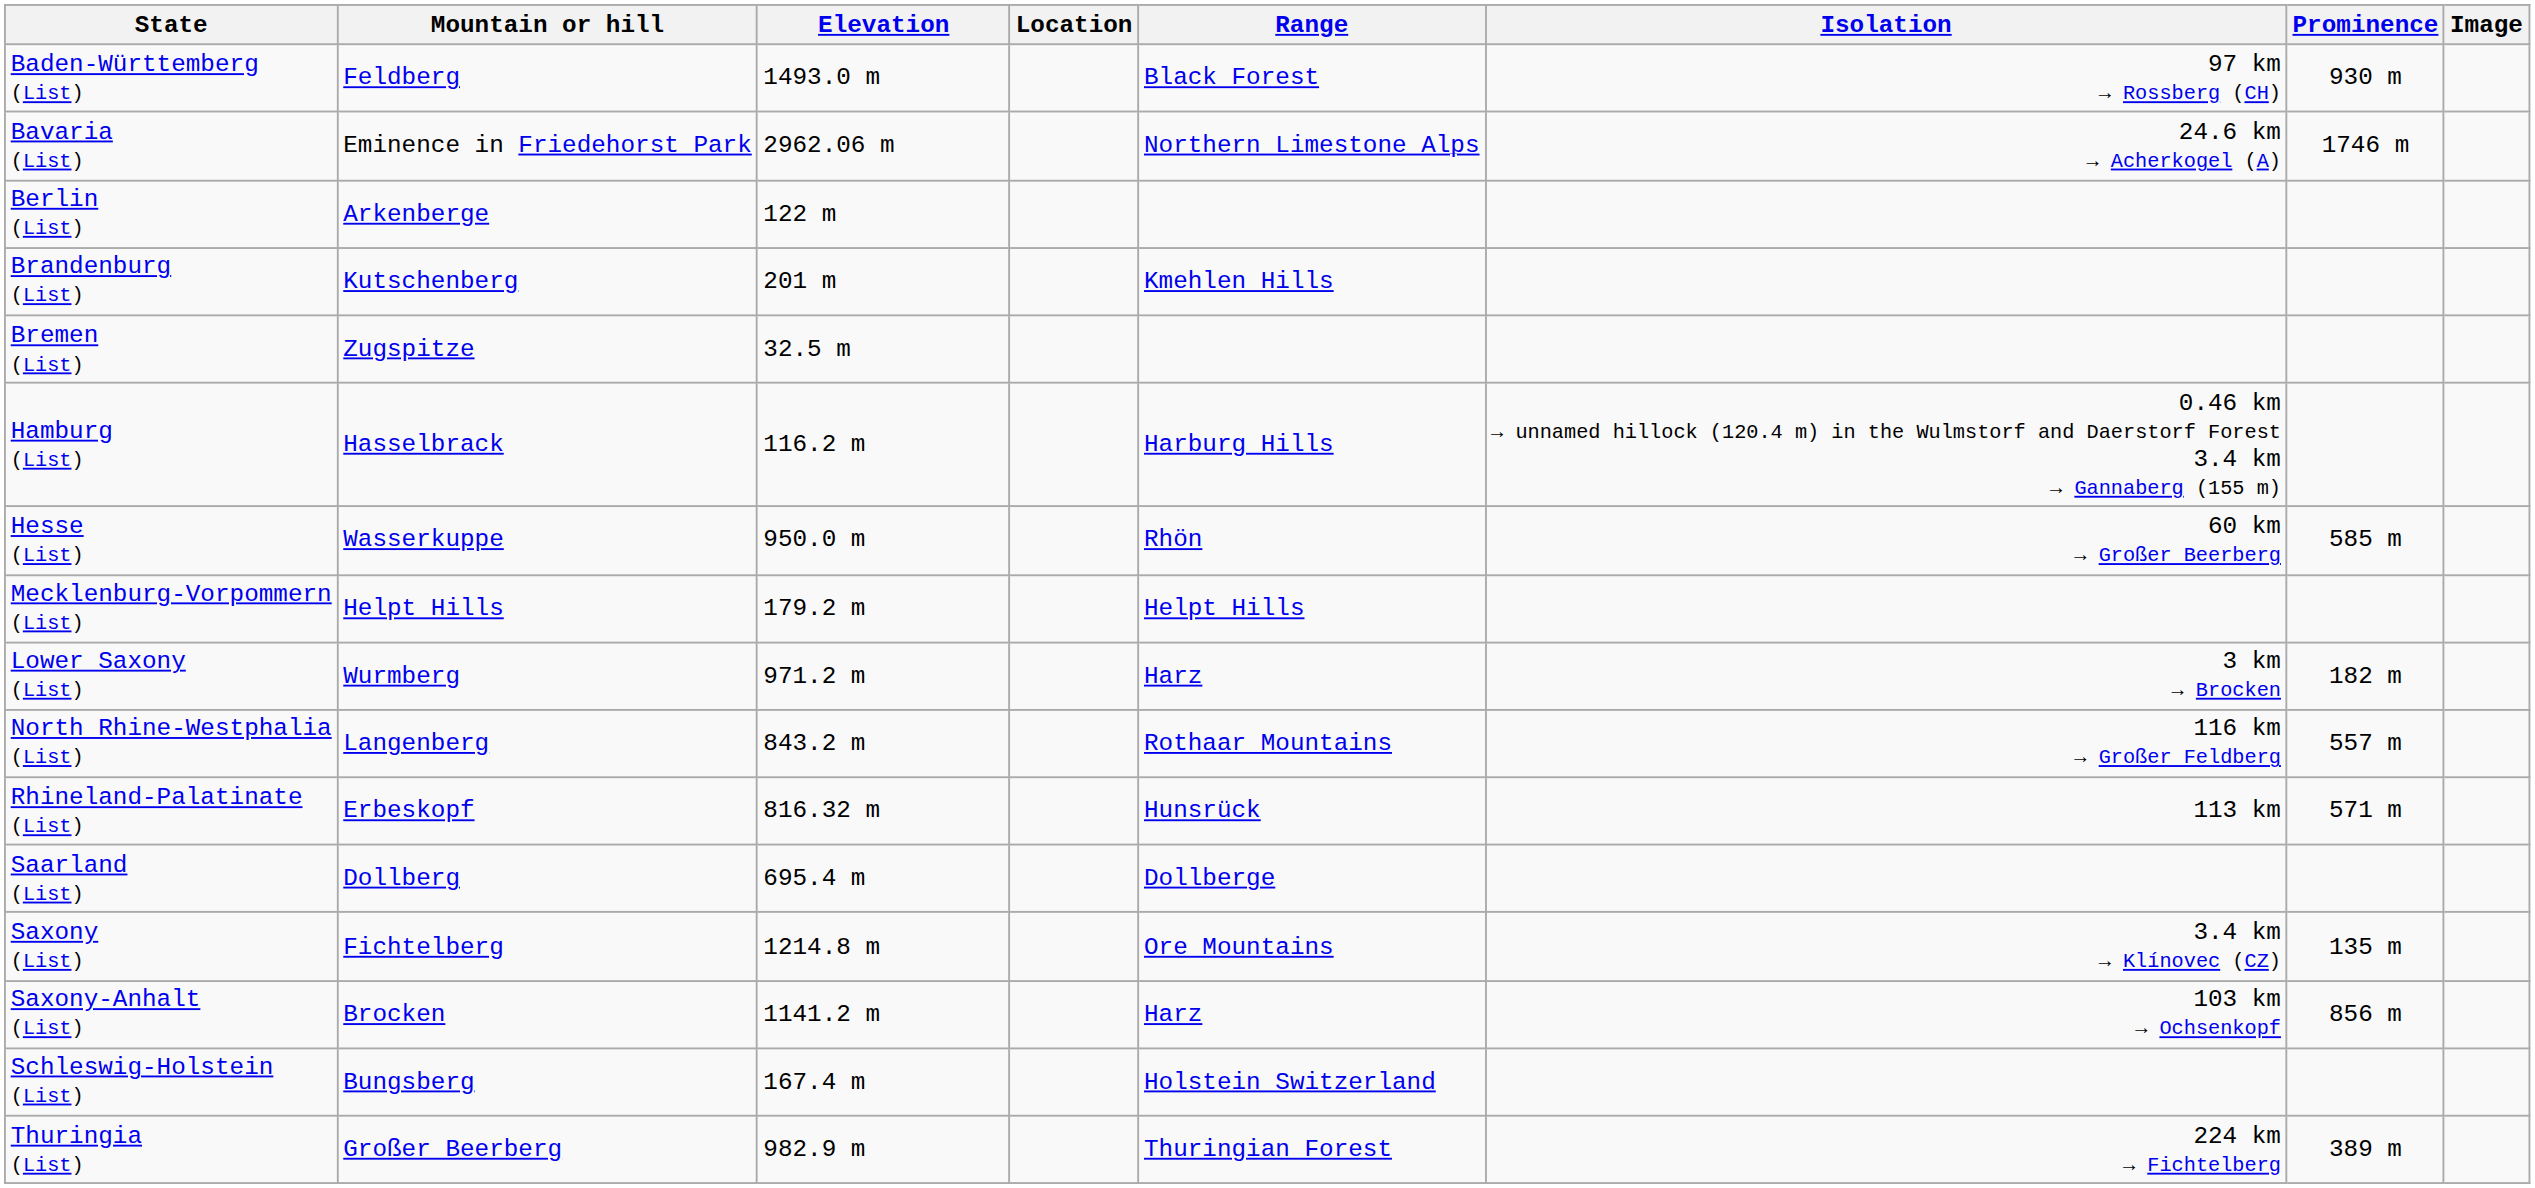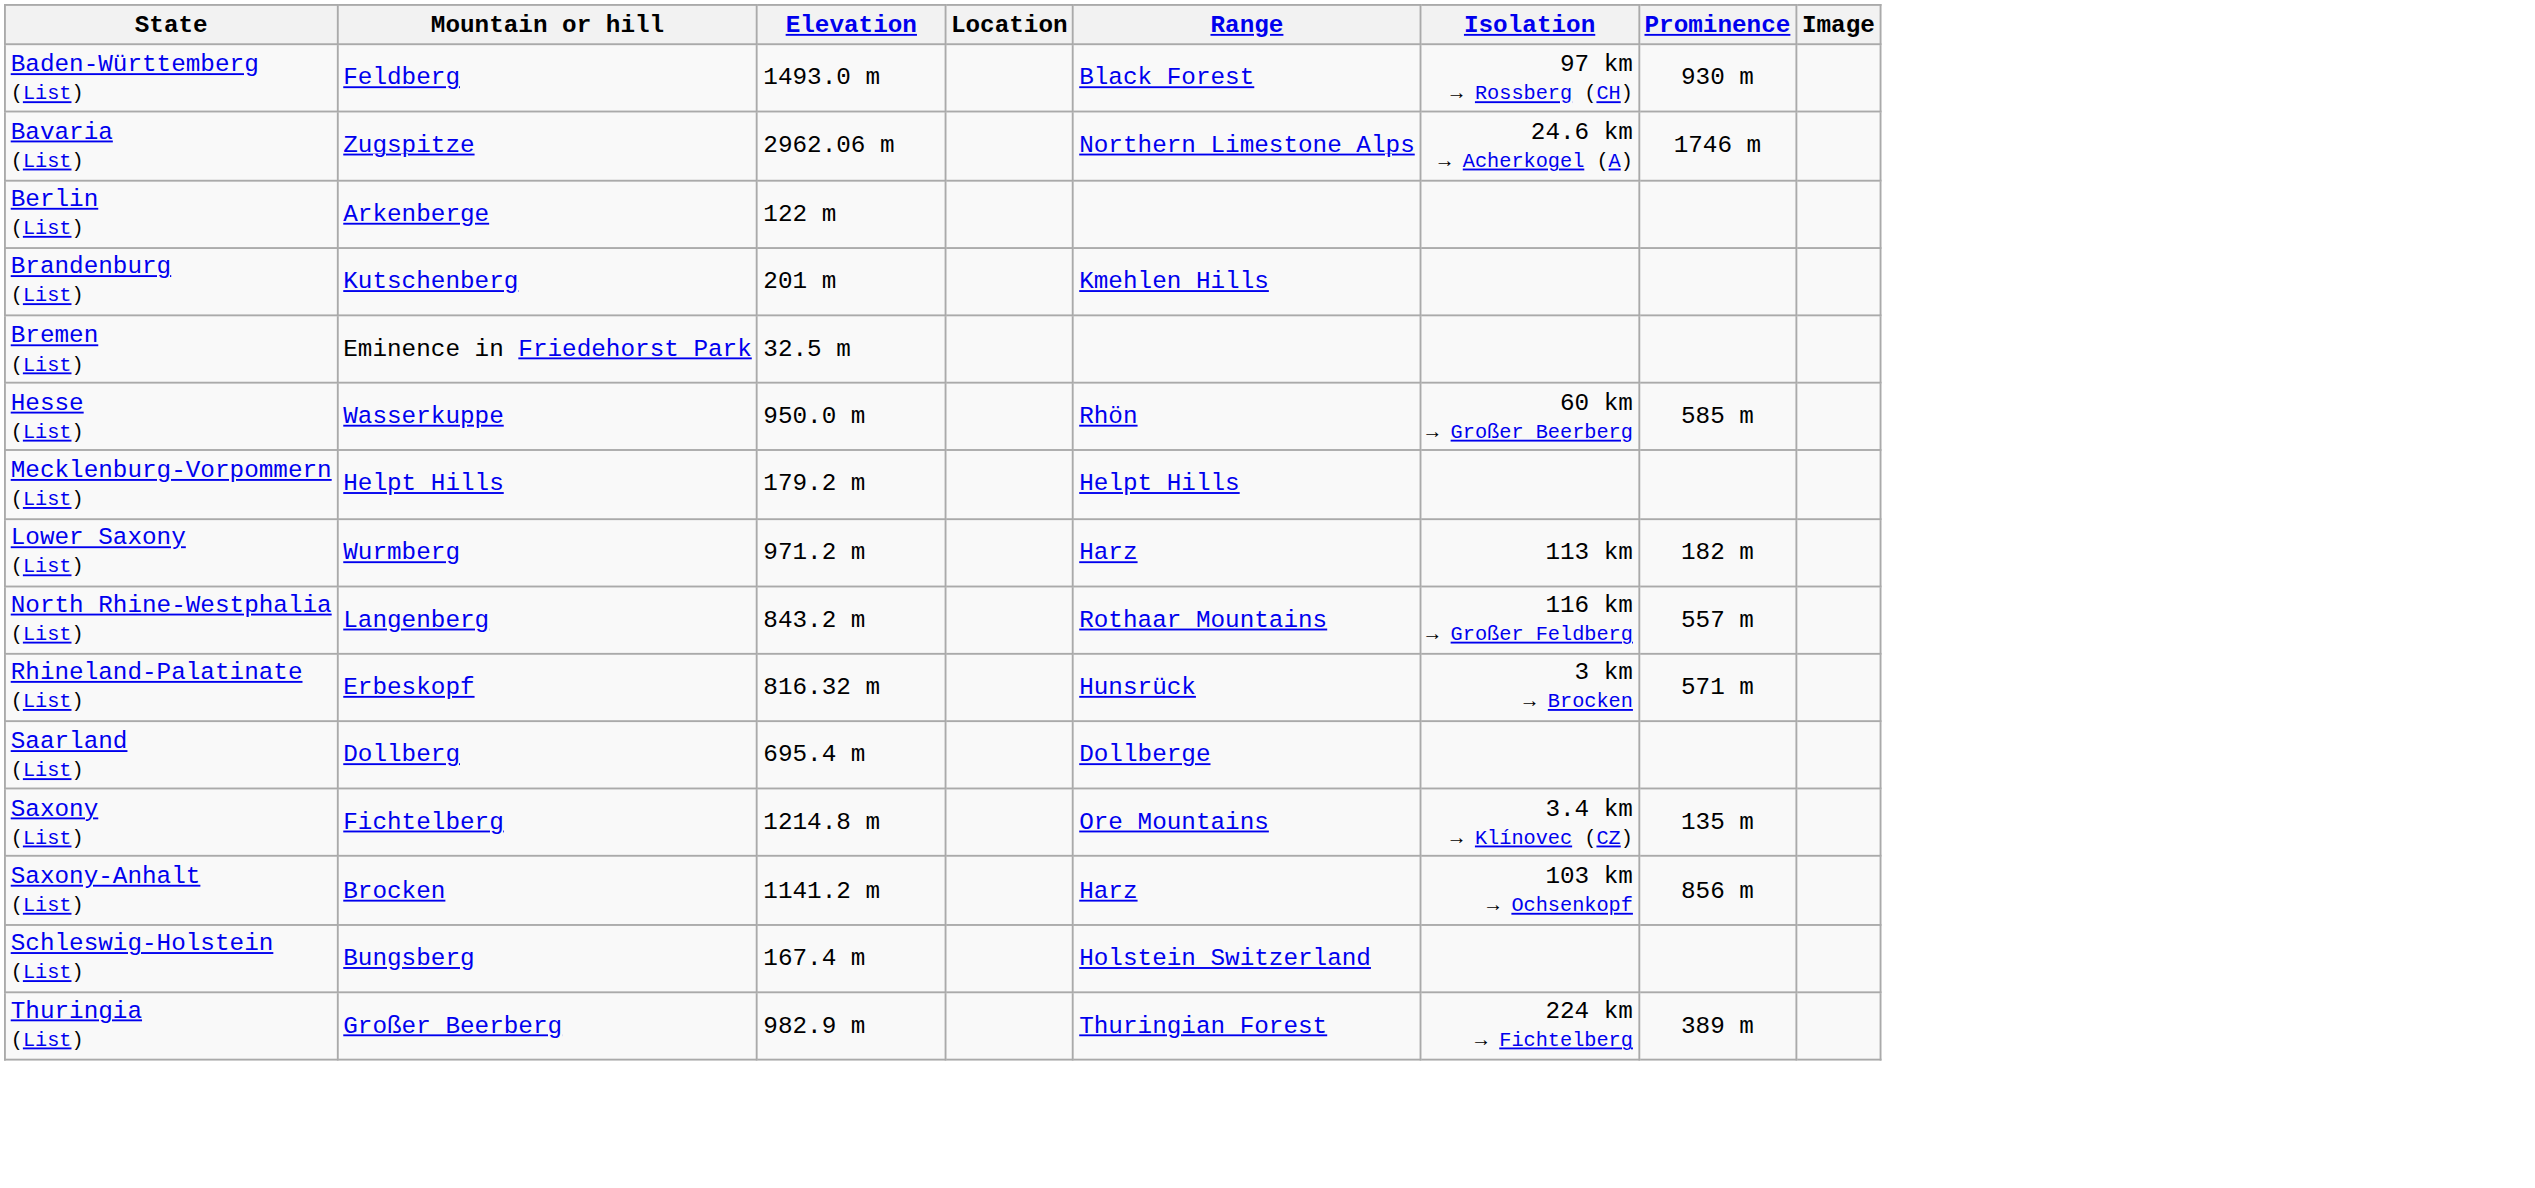(548, 146) Eminence in Friedehorst Park -> (409, 146) Zugspitze
(409, 349) Zugspitze -> (548, 349) Eminence in Friedehorst Park
- row: (62, 444)
(2226, 675) 3 km → Brocken -> (1589, 552) 113 km
(2237, 811) 113 km -> (1578, 686) 3 km → Brocken
